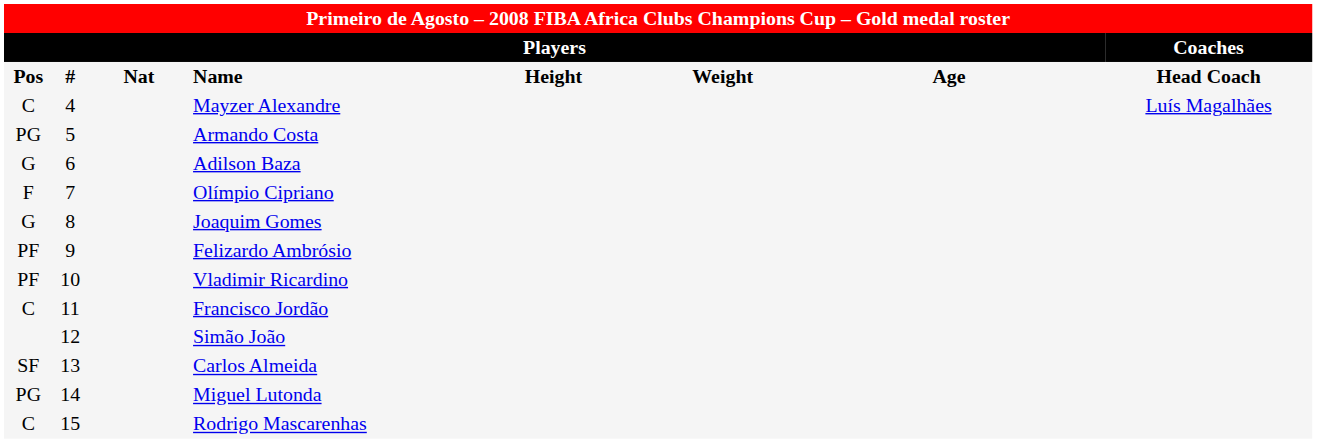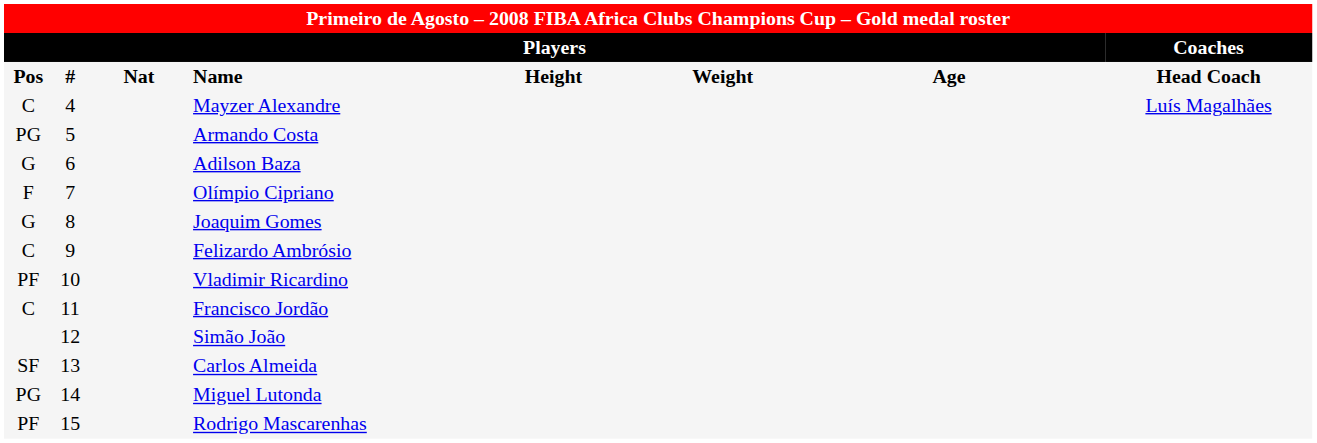(28, 250) PF -> (28, 250) C
(28, 424) C -> (28, 424) PF
